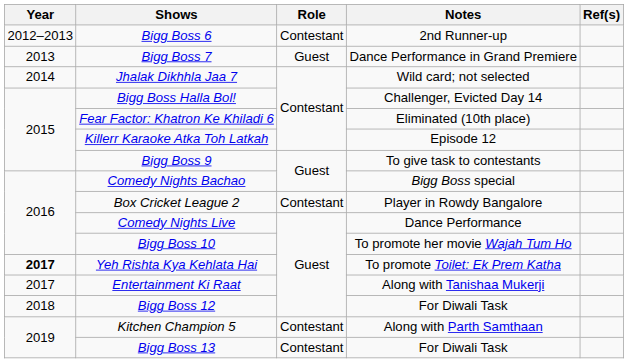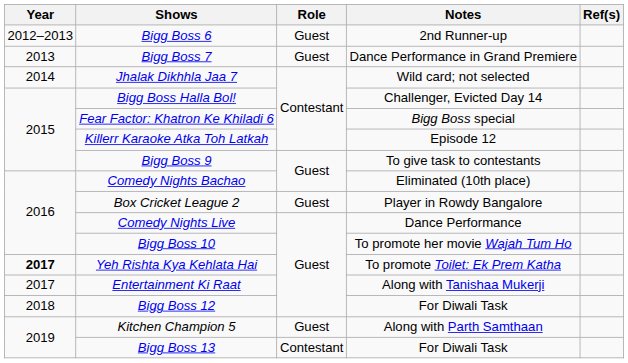(312, 35) Contestant -> (312, 35) Guest
(463, 118) Eliminated (10th place) -> (463, 118) Bigg Boss special
(463, 181) Bigg Boss special -> (463, 181) Eliminated (10th place)
(312, 202) Contestant -> (312, 202) Guest
(312, 327) Contestant -> (312, 327) Guest
